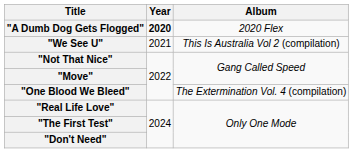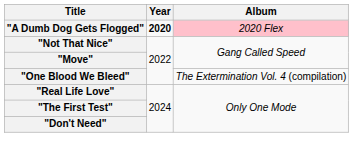(261, 28) no background -> (261, 28) pink background
- row: (75, 44)
